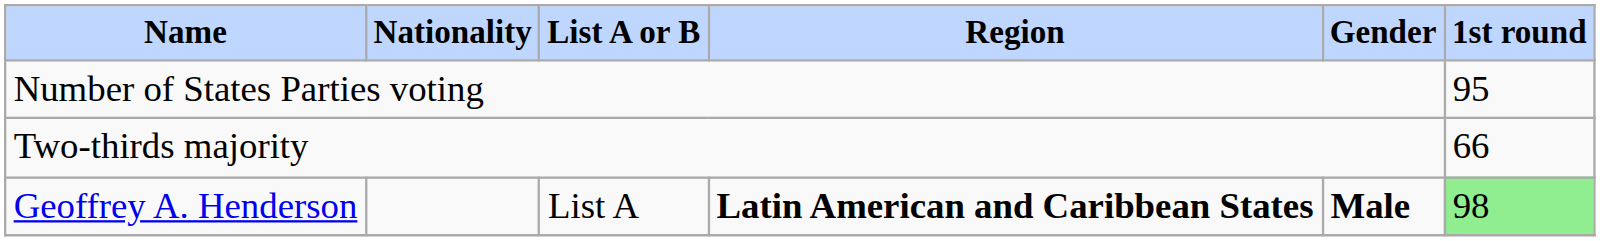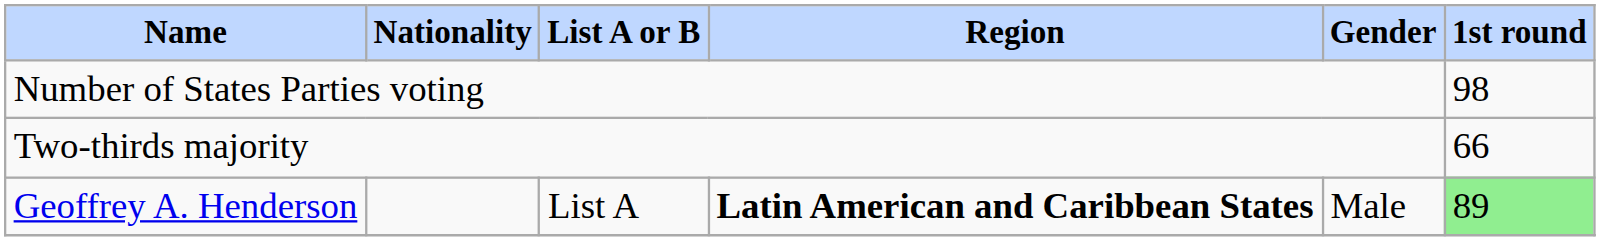(1471, 88) 95 -> (1471, 88) 98
(1370, 205) bold -> (1368, 205) normal
(1471, 205) 98 -> (1471, 205) 89
